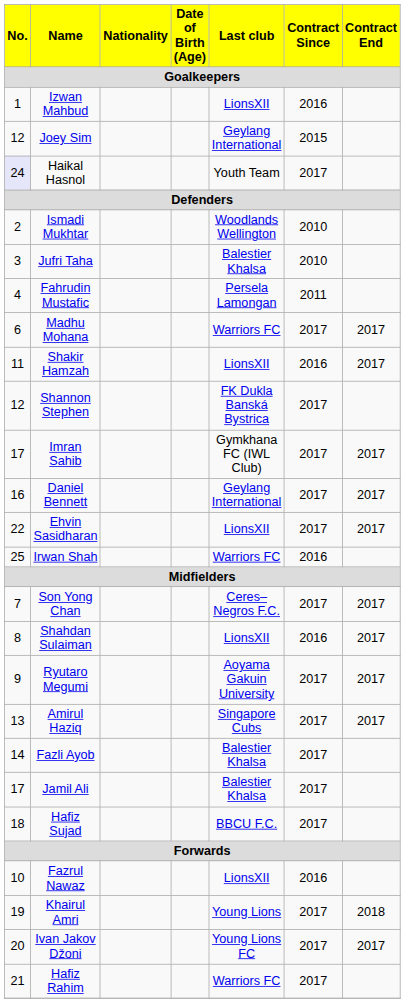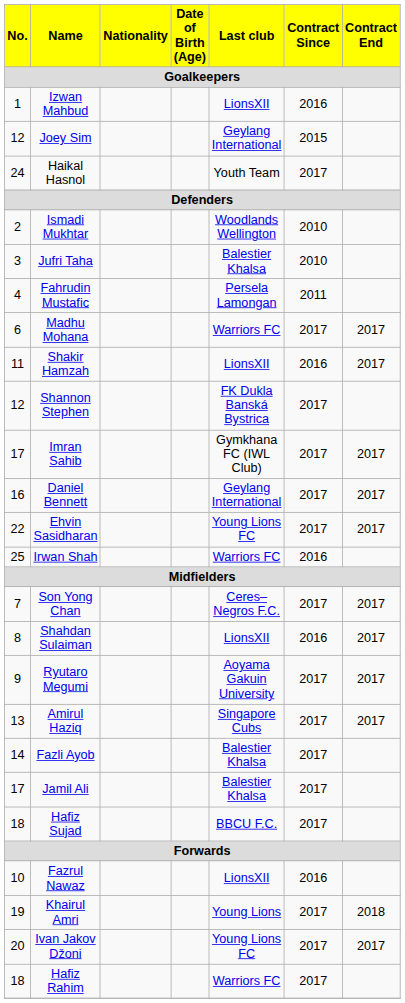(17, 172) lavender background -> (17, 172) no background
(247, 529) LionsXII -> (247, 529) Young Lions FC
(17, 981) 21 -> (17, 981) 18
